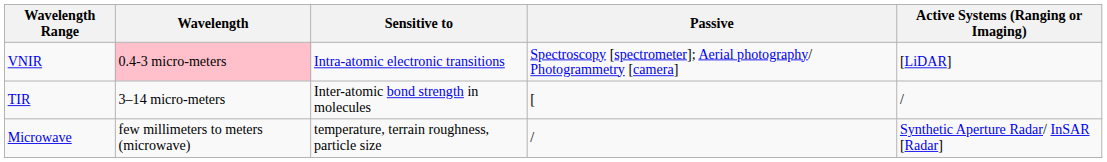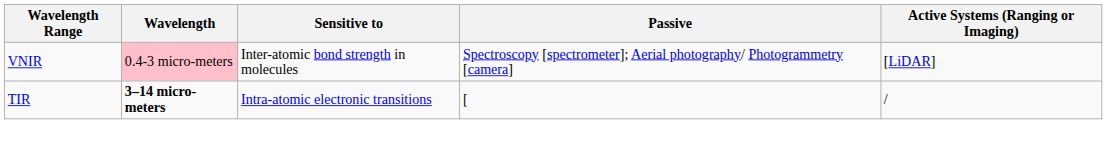(409, 61) Intra-atomic electronic transitions -> (323, 61) Inter-atomic bond strength in molecules
(172, 99) normal -> (160, 99) bold
(396, 99) Inter-atomic bond strength in molecules -> (336, 99) Intra-atomic electronic transitions
- row: (40, 138)
